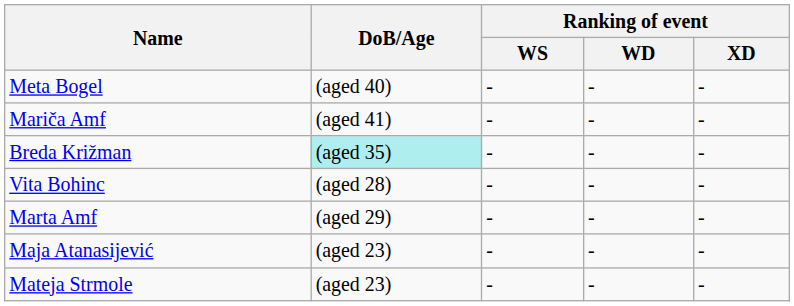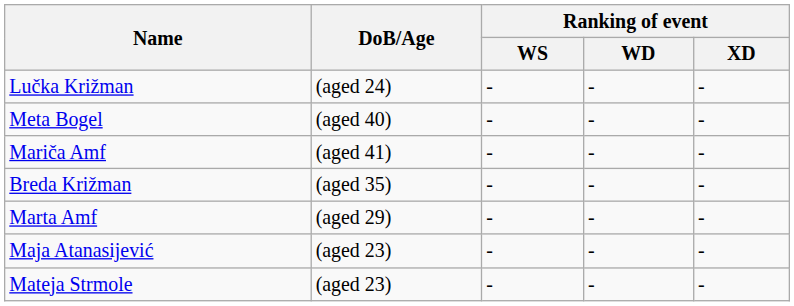+ row: (71, 86)
(353, 152) paleturquoise background -> (353, 185) no background
- row: (57, 185)
